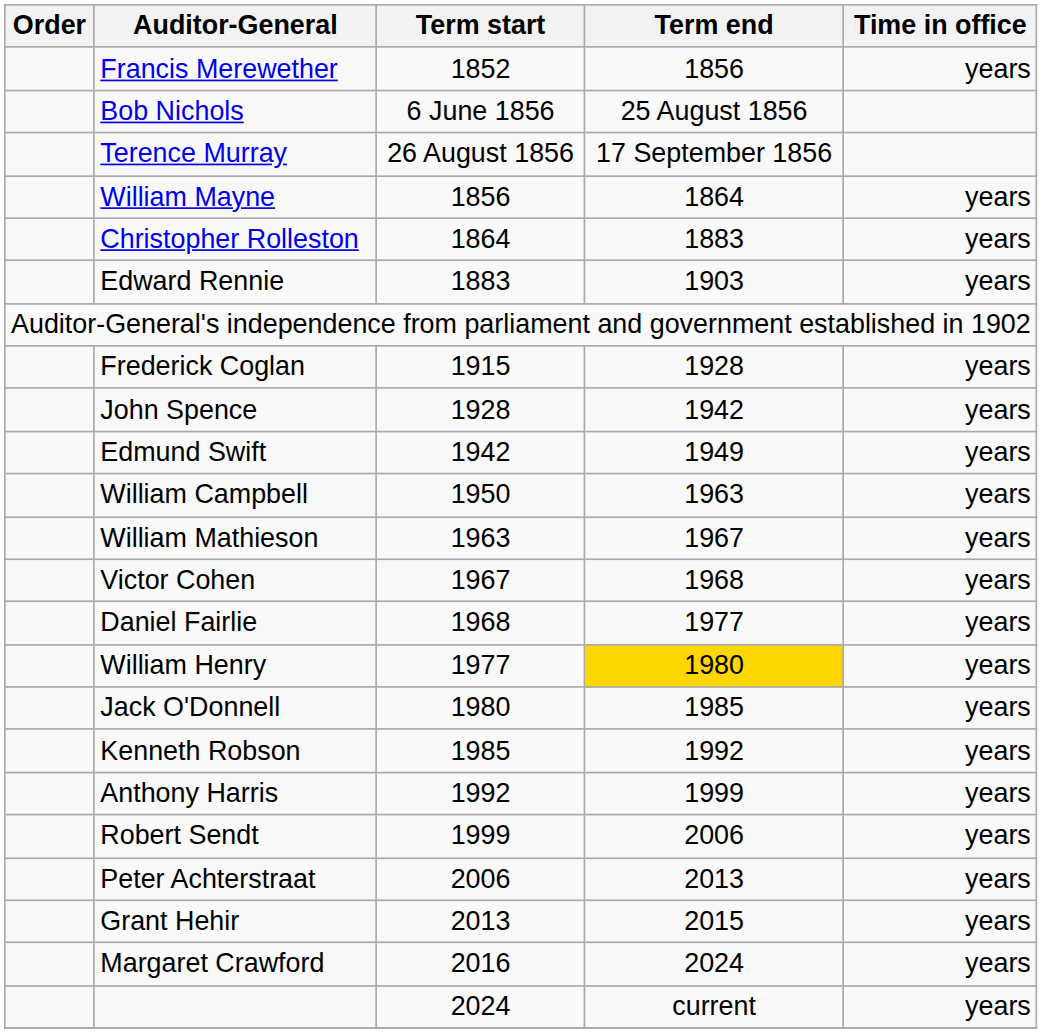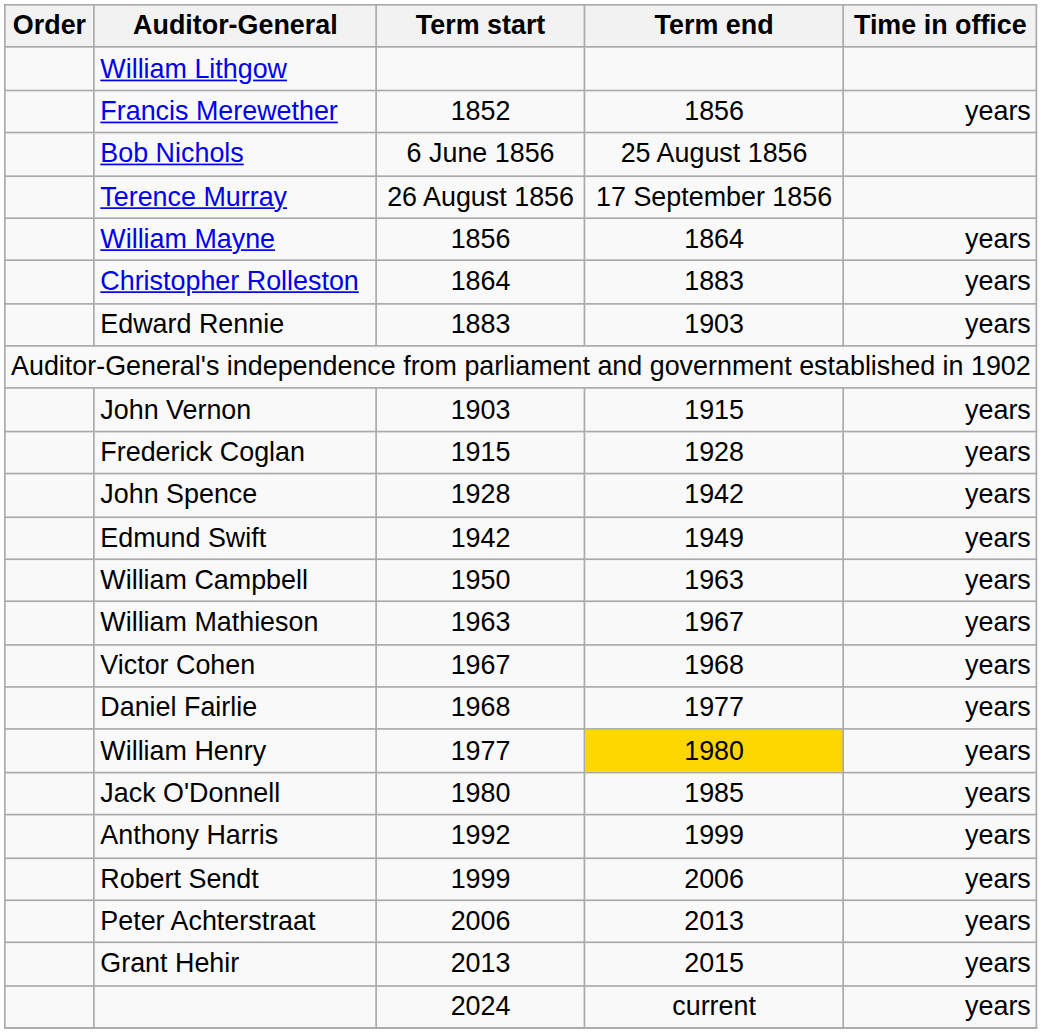+ row: (194, 68)
+ row: (176, 409)
- row: (200, 750)
- row: (212, 963)
